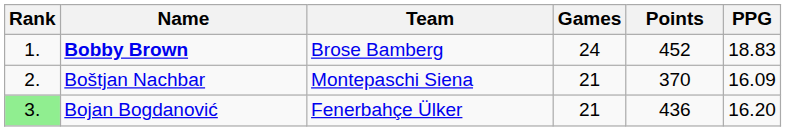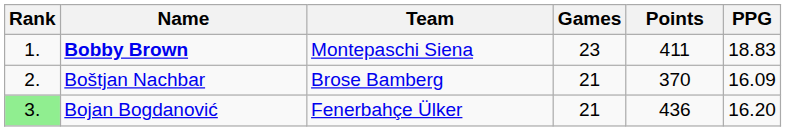(377, 49) Brose Bamberg -> (392, 49) Montepaschi Siena
(590, 49) 24 -> (590, 49) 23
(675, 49) 452 -> (675, 49) 411
(392, 79) Montepaschi Siena -> (377, 79) Brose Bamberg
